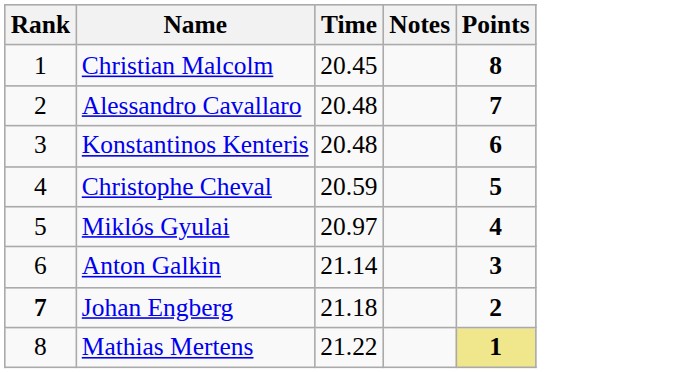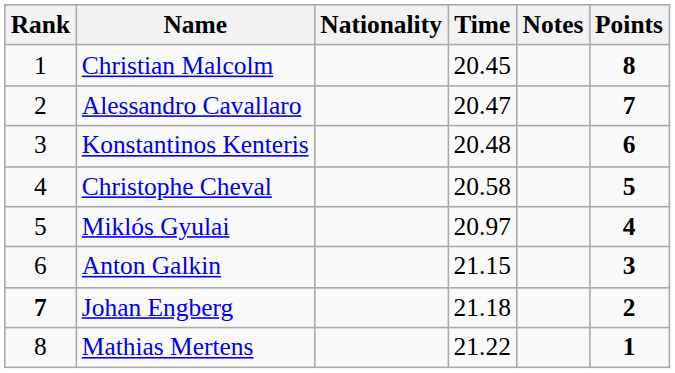+ column: (381, 24)
(349, 105) 20.48 -> (482, 105) 20.47
(349, 186) 20.59 -> (482, 186) 20.58
(349, 266) 21.14 -> (482, 266) 21.15
(496, 347) khaki background -> (629, 347) no background
